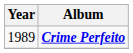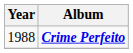(21, 37) 1989 -> (21, 37) 1988
